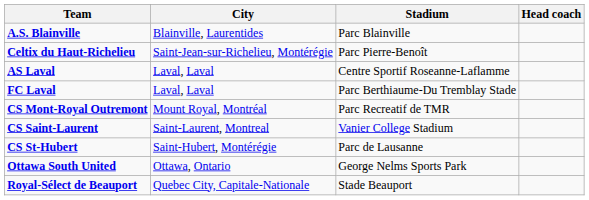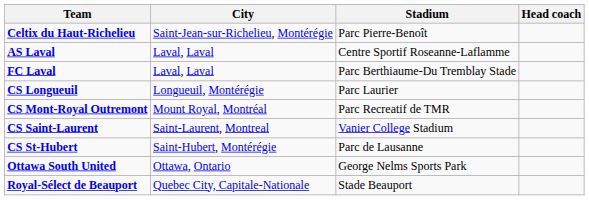- row: (44, 33)
+ row: (42, 90)
